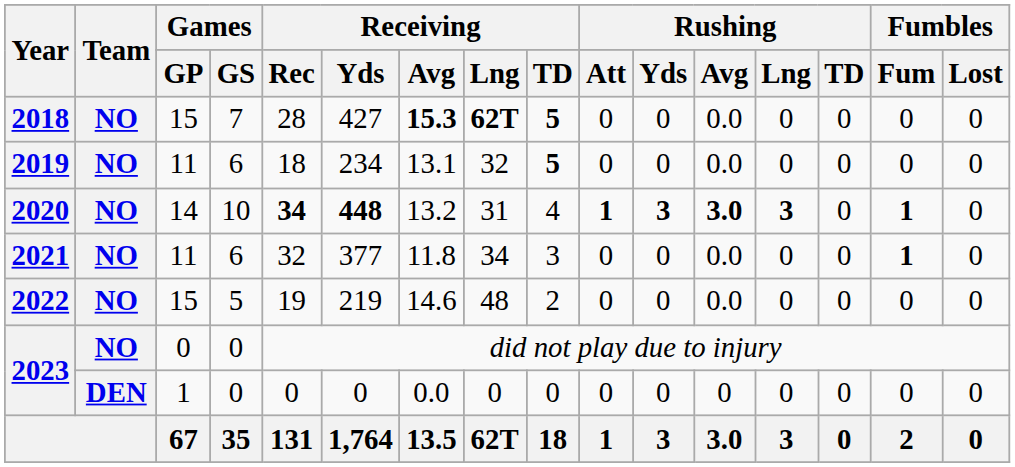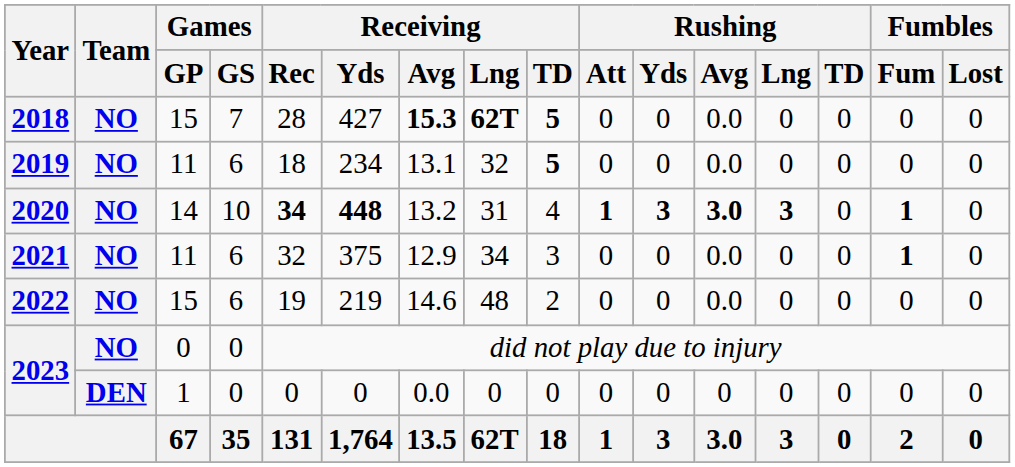(360, 255) 377 -> (360, 255) 375
(431, 255) 11.8 -> (431, 255) 12.9
(236, 301) 5 -> (236, 301) 6
